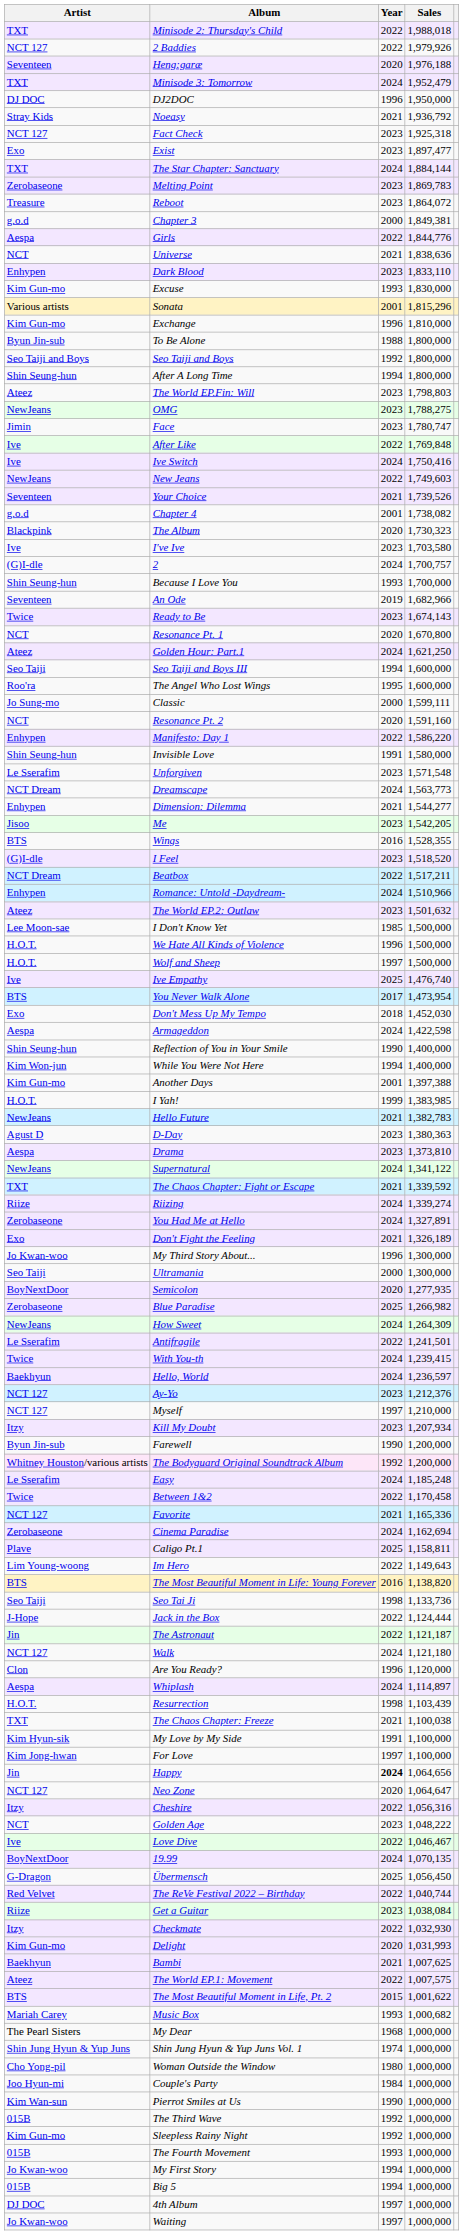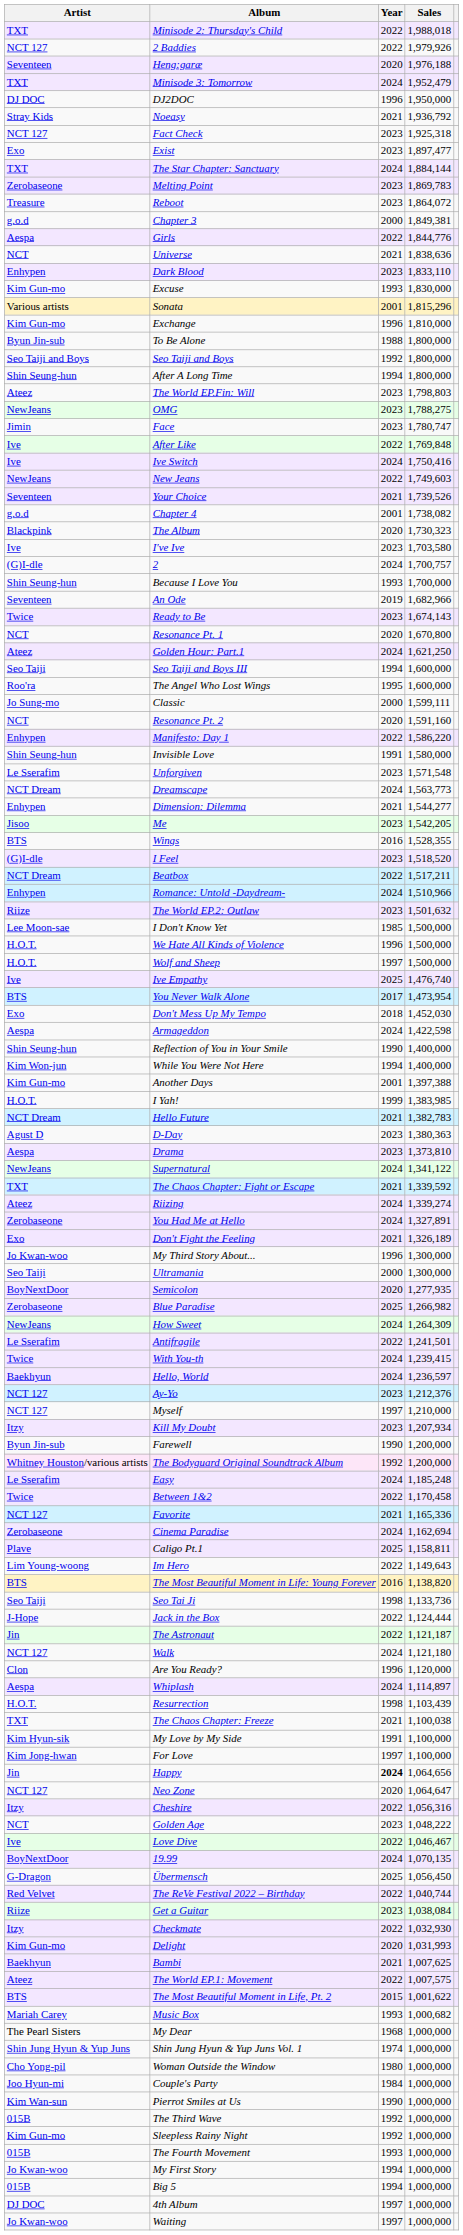(20, 910) Ateez -> (18, 910) Riize
(29, 1117) NewJeans -> (34, 1117) NCT Dream
(18, 1203) Riize -> (20, 1203) Ateez
